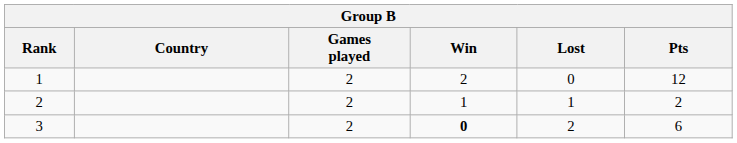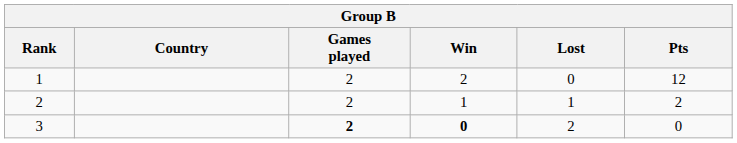(349, 126) normal -> (349, 126) bold
(678, 126) 6 -> (678, 126) 0
